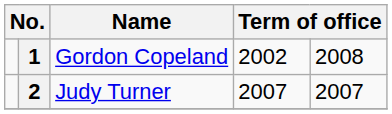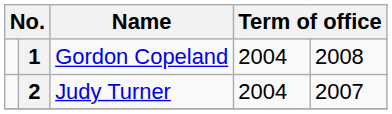(263, 56) 2002 -> (263, 56) 2004
(263, 91) 2007 -> (263, 91) 2004
